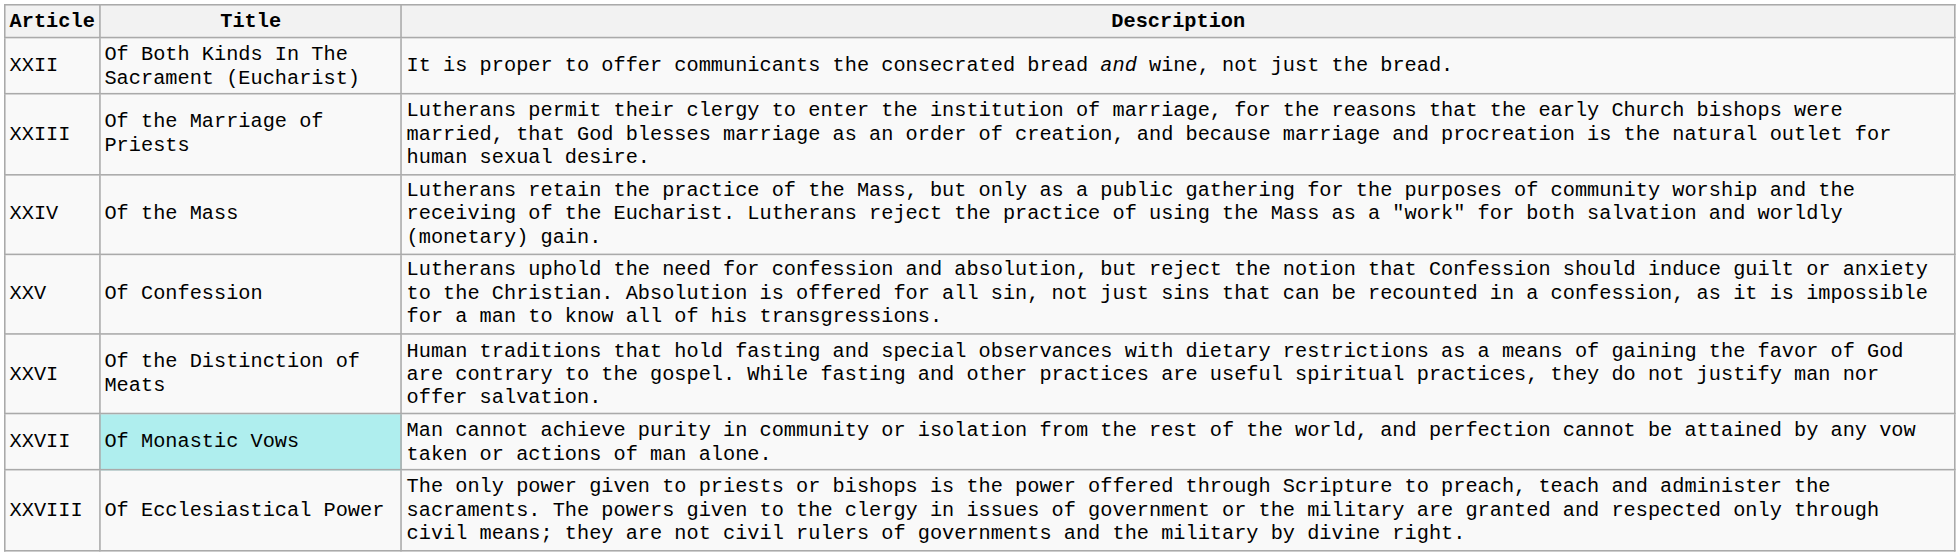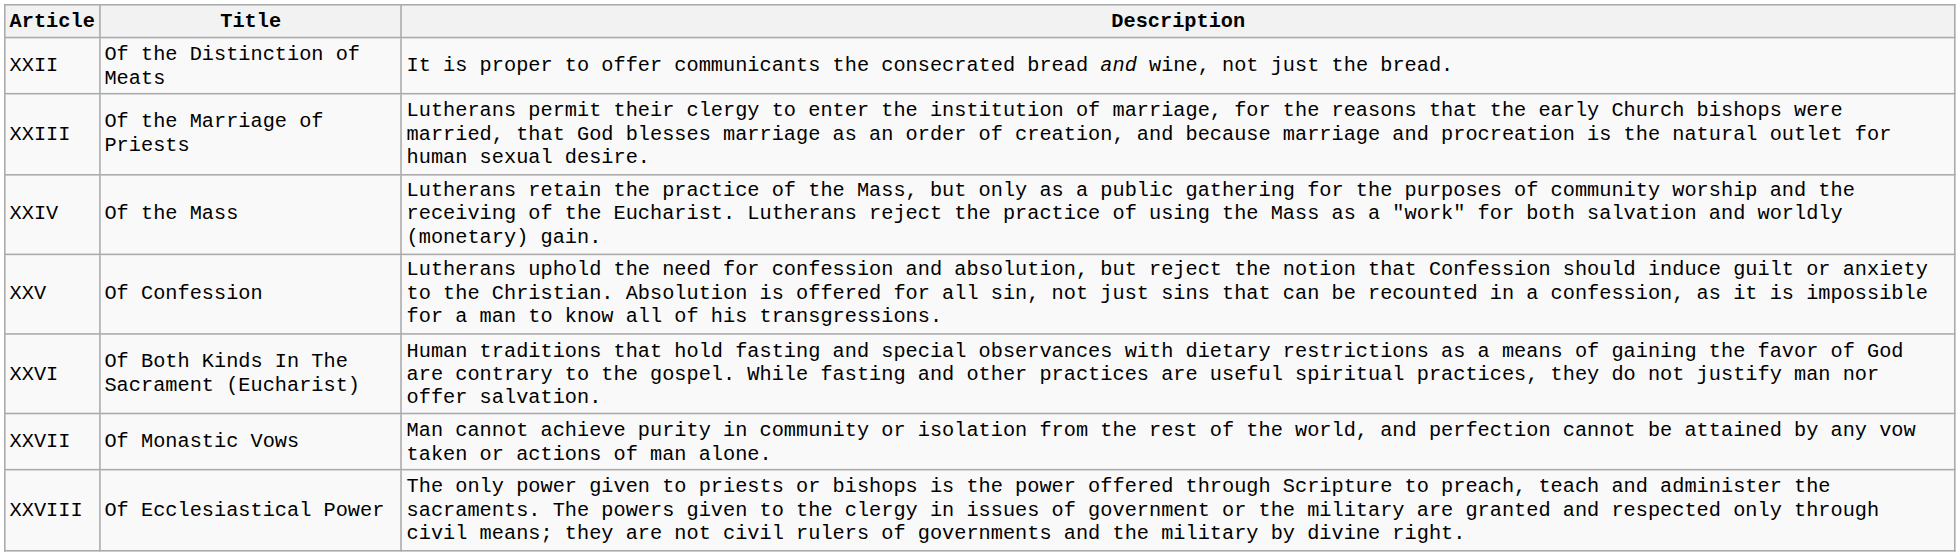(232, 66) Of Both Kinds In The Sacrament (Eucharist) -> (232, 66) Of the Distinction of Meats
(232, 374) Of the Distinction of Meats -> (232, 374) Of Both Kinds In The Sacrament (Eucharist)
(202, 442) paleturquoise background -> (202, 442) no background
